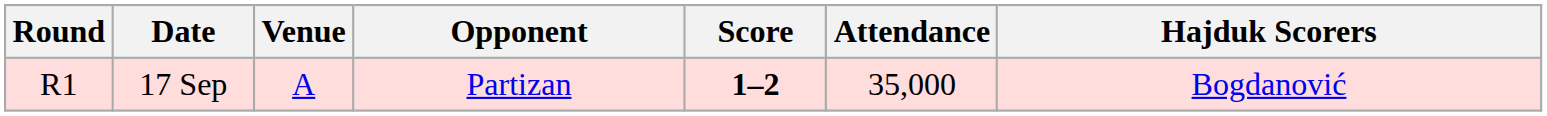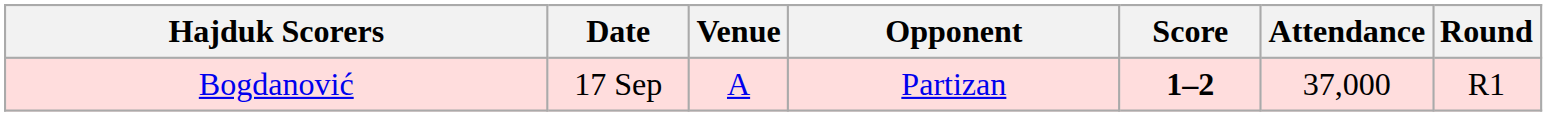columns swapped: (59, 31) <-> (1269, 31)
(912, 84) 35,000 -> (1347, 84) 37,000
